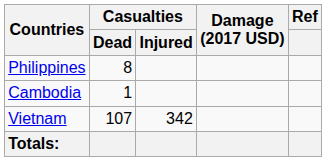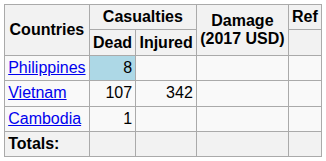(128, 67) no background -> (128, 67) lightblue background
rows swapped: (37, 118) <-> (45, 93)
